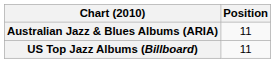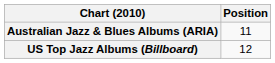(246, 49) 11 -> (246, 49) 12
